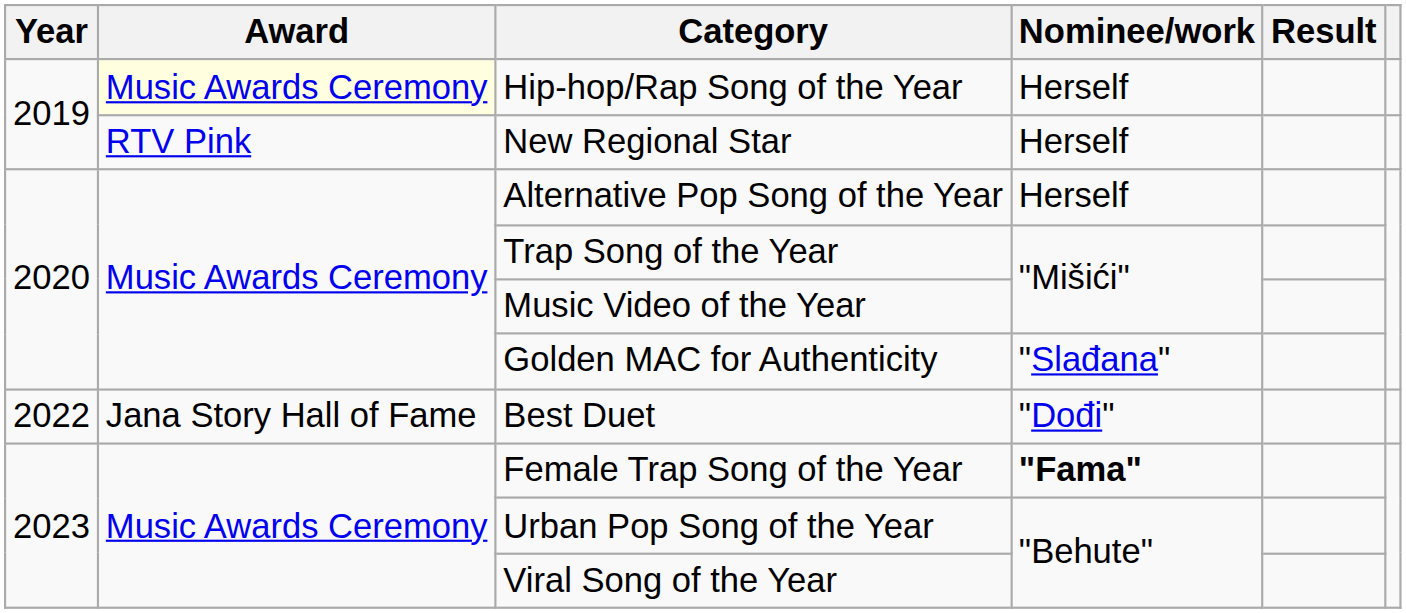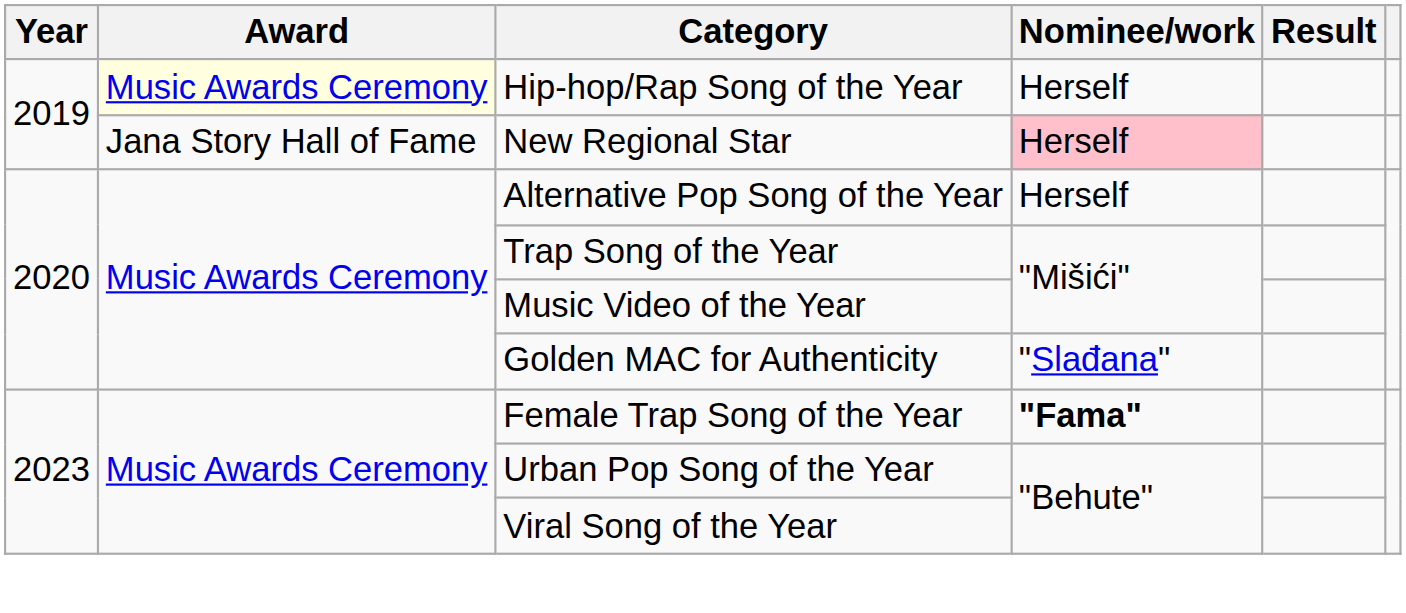(179, 141) RTV Pink -> (291, 141) Jana Story Hall of Fame
(1074, 141) no background -> (1074, 141) pink background
- row: (579, 415)
